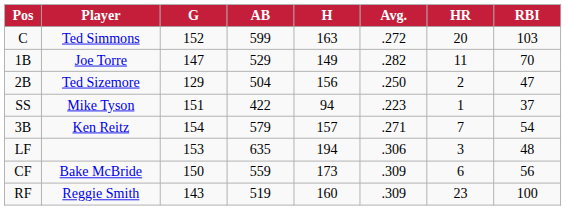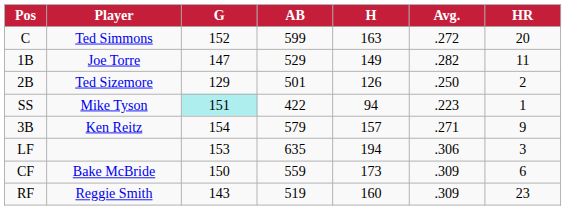- column: (527, 15)
(260, 82) 504 -> (295, 82) 501
(327, 82) 156 -> (371, 82) 126
(194, 104) no background -> (219, 104) paleturquoise background
(460, 127) 7 -> (523, 127) 9
